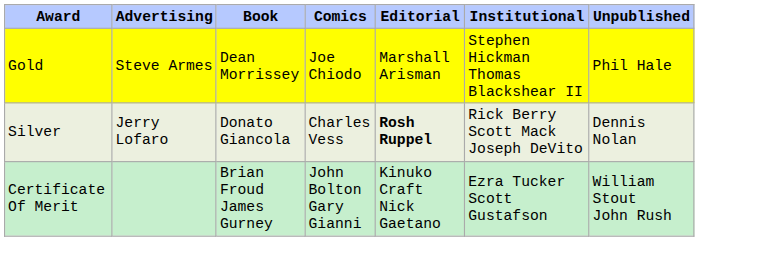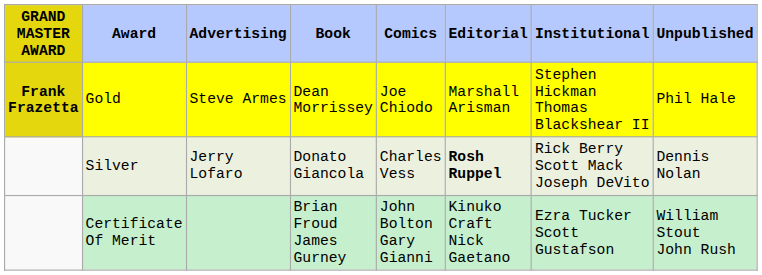+ column: (43, 33)
